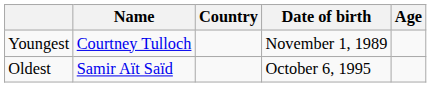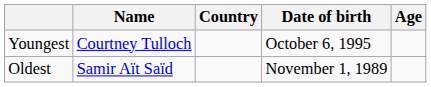(326, 43) November 1, 1989 -> (318, 43) October 6, 1995
(318, 69) October 6, 1995 -> (326, 69) November 1, 1989
